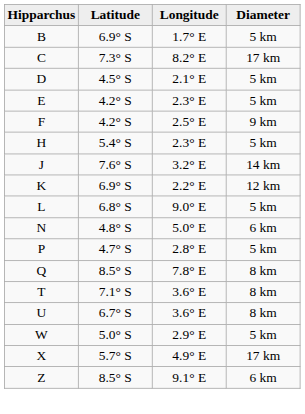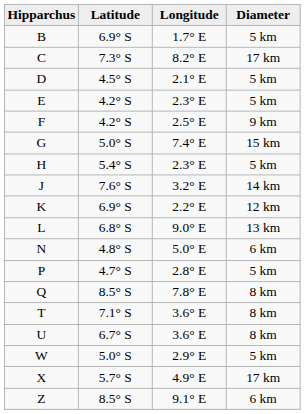+ row: (41, 143)
(263, 206) 5 km -> (263, 228) 13 km
